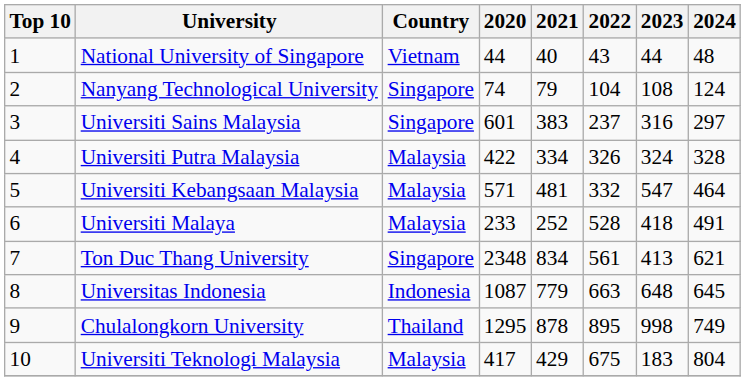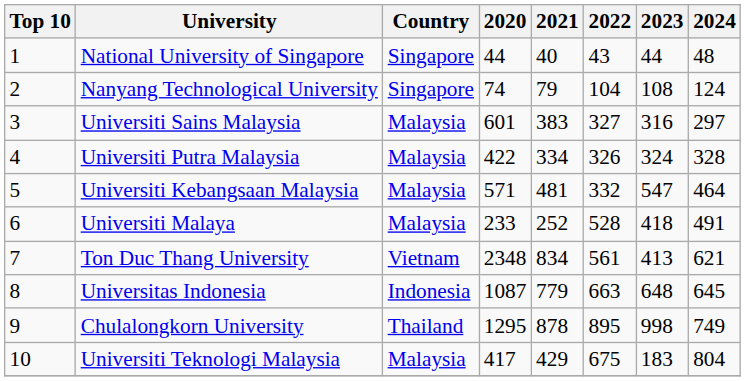(424, 55) Vietnam -> (431, 55) Singapore
(431, 122) Singapore -> (427, 122) Malaysia
(604, 122) 237 -> (604, 122) 327
(431, 257) Singapore -> (424, 257) Vietnam
